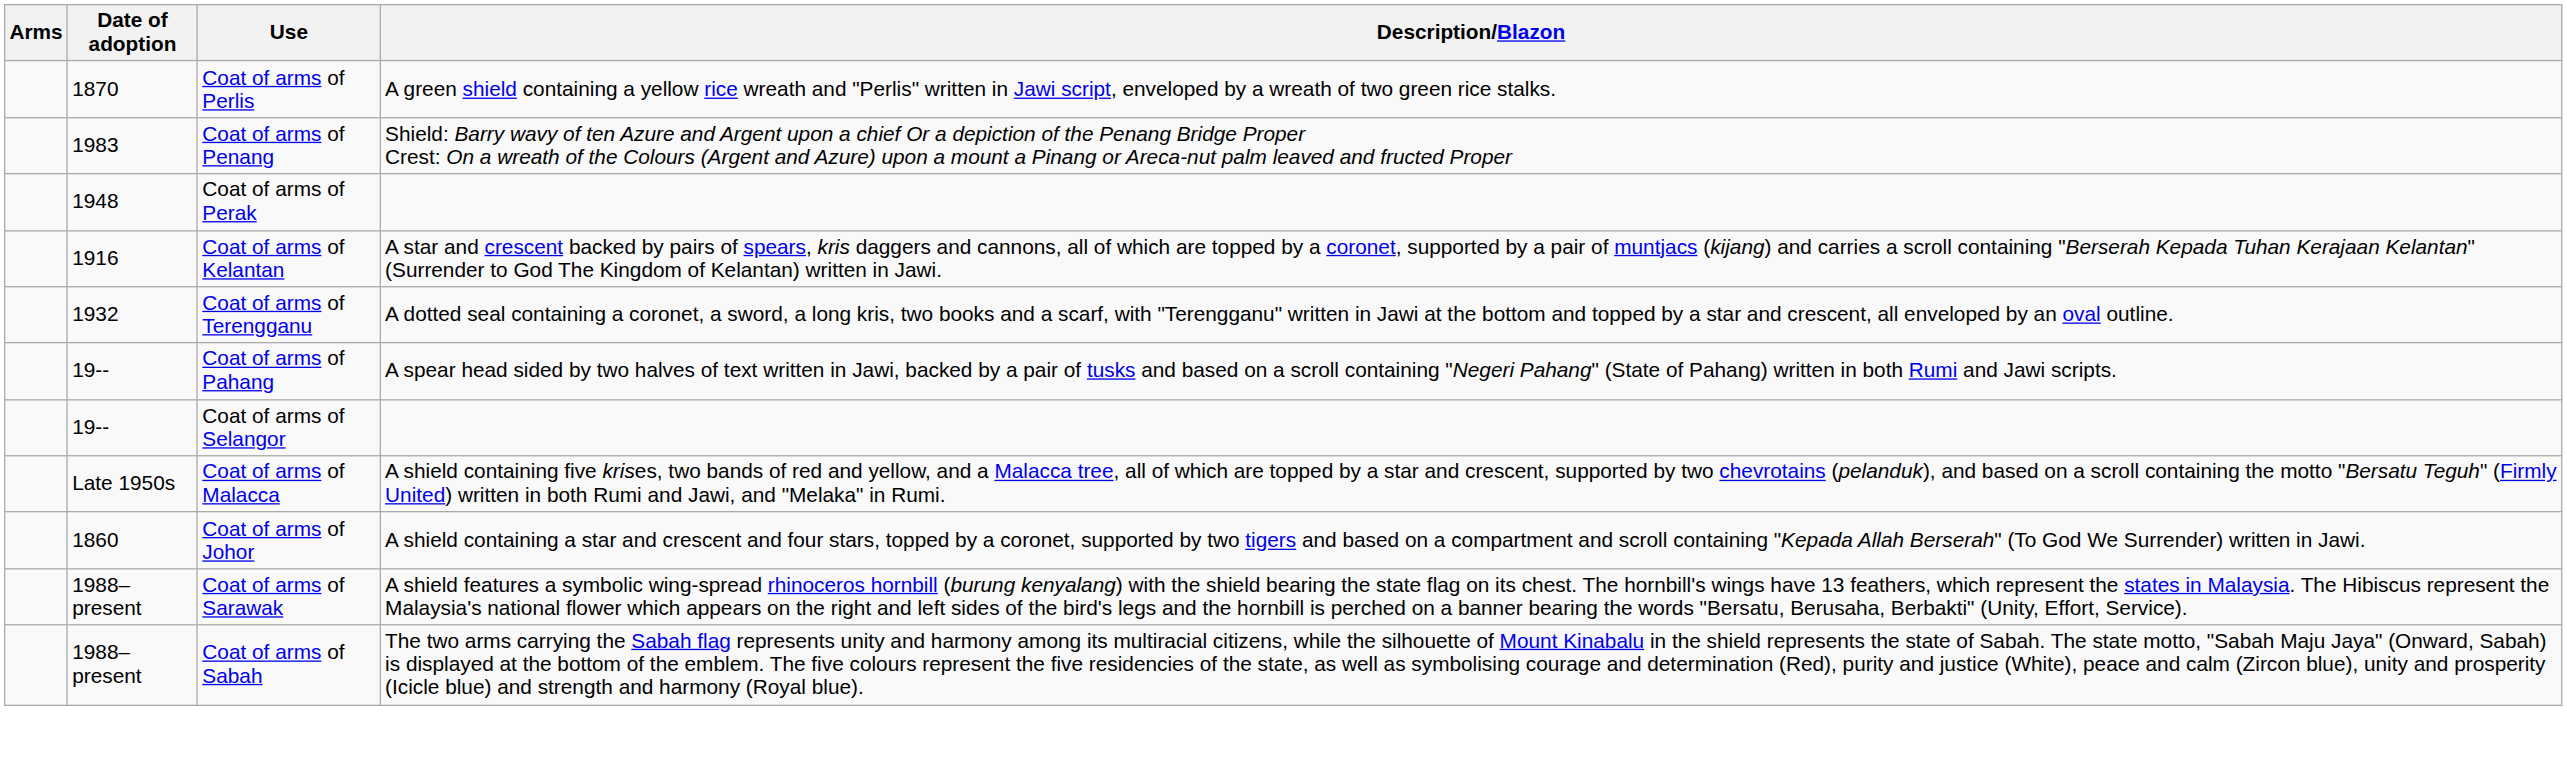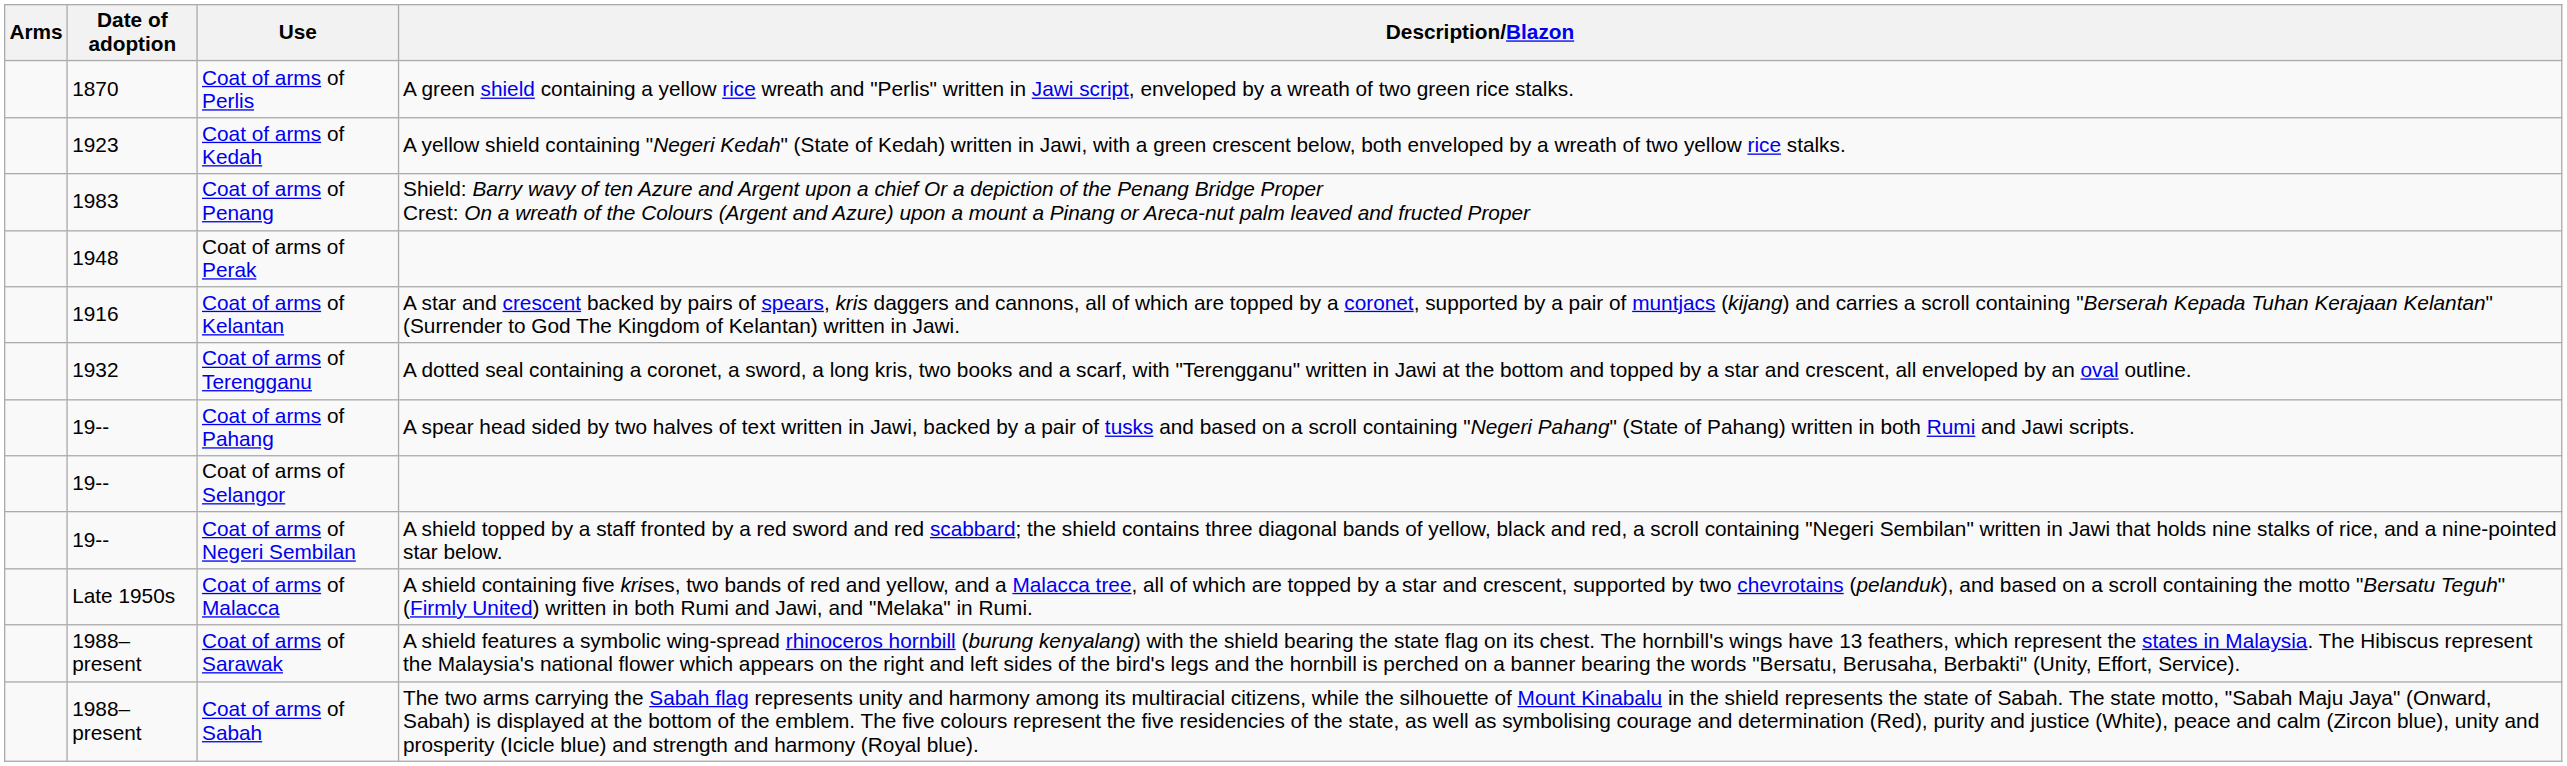+ row: (273, 145)
+ row: (279, 540)
- row: (273, 540)
